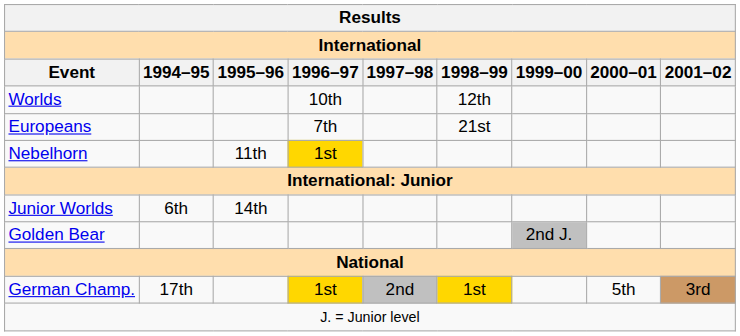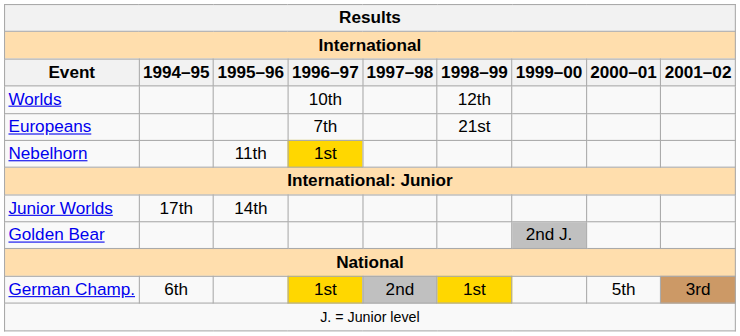(176, 208) 6th -> (176, 208) 17th
(176, 289) 17th -> (176, 289) 6th
